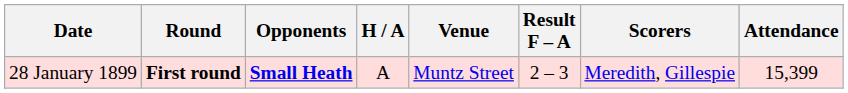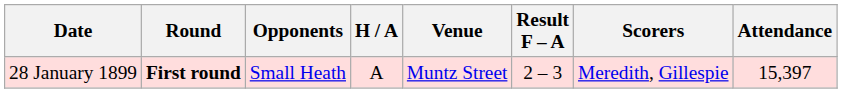(301, 72) bold -> (298, 72) normal
(791, 72) 15,399 -> (785, 72) 15,397
